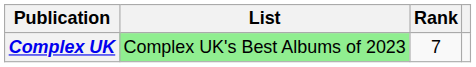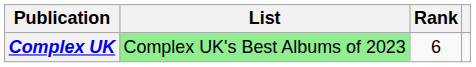(436, 47) 7 -> (436, 47) 6
